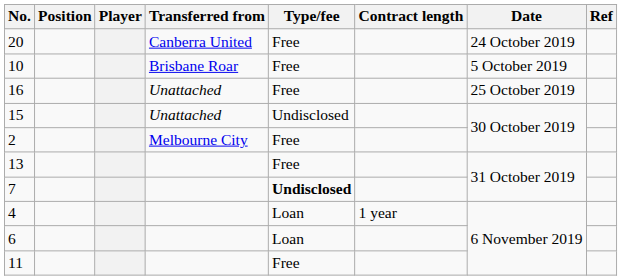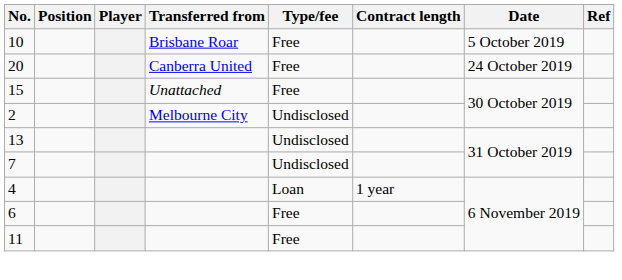rows swapped: (16, 66) <-> (16, 41)
- row: (16, 90)
(310, 115) Undisclosed -> (286, 90) Free
(286, 139) Free -> (310, 115) Undisclosed
(286, 164) Free -> (310, 139) Undisclosed
(312, 189) bold -> (310, 164) normal
(288, 238) Loan -> (286, 213) Free
